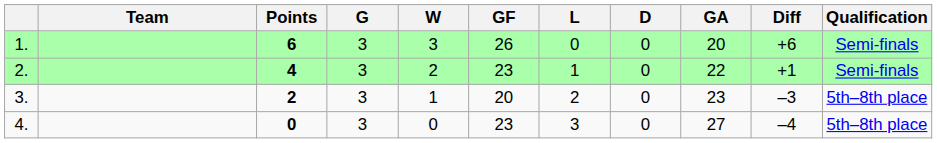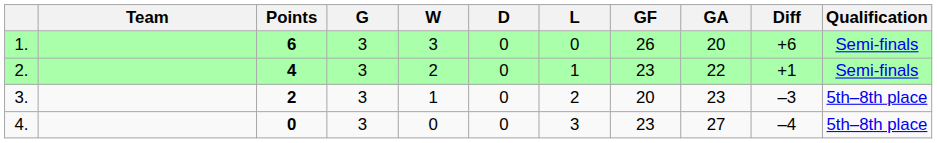columns swapped: (645, 17) <-> (504, 17)
